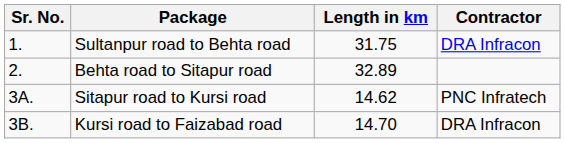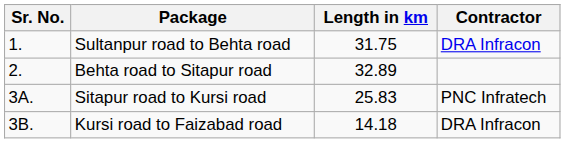(376, 97) 14.62 -> (376, 97) 25.83
(376, 124) 14.70 -> (376, 124) 14.18
